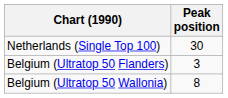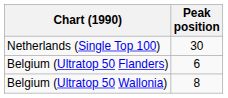(197, 64) 3 -> (197, 64) 6
